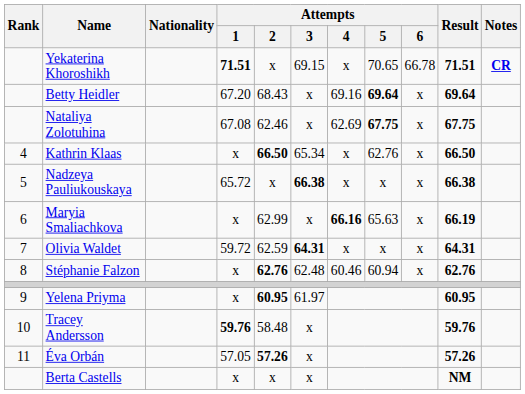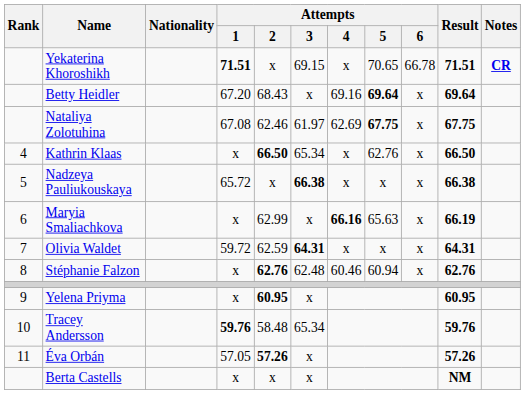(309, 124) x -> (309, 124) 61.97
(309, 298) 61.97 -> (309, 298) x
(309, 327) x -> (309, 327) 65.34
